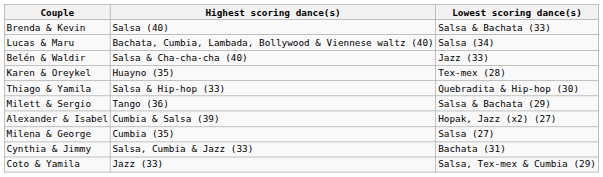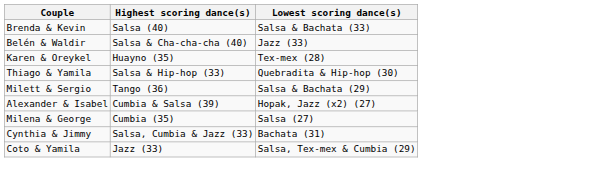- row: (40, 42)
